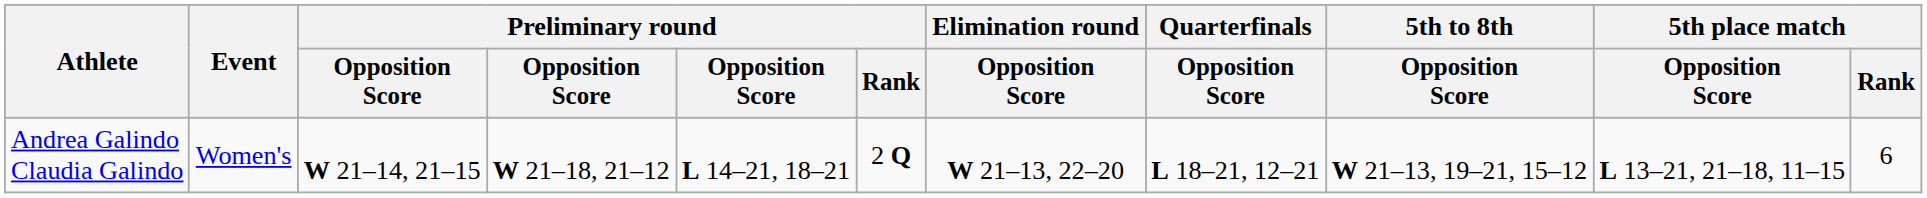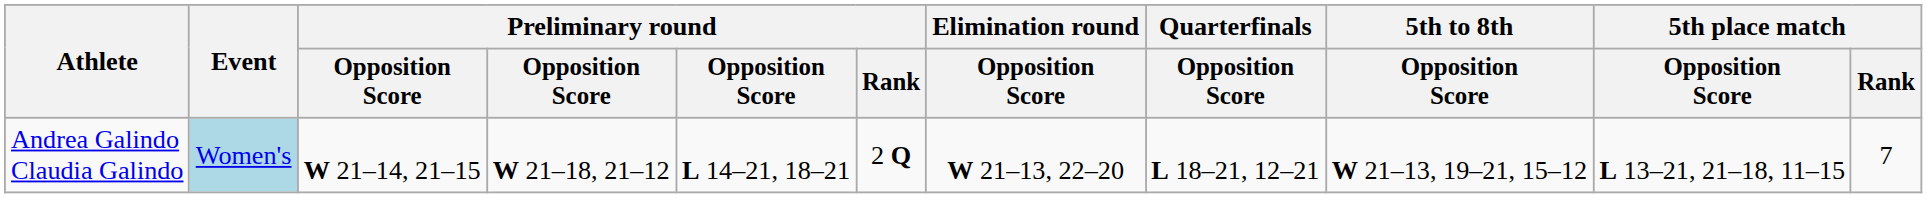(244, 155) no background -> (244, 155) lightblue background
(1886, 155) 6 -> (1886, 155) 7
